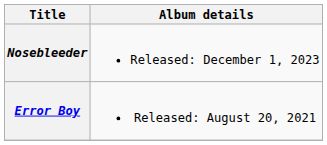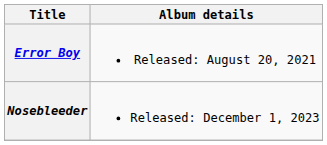rows swapped: (47, 111) <-> (47, 53)
